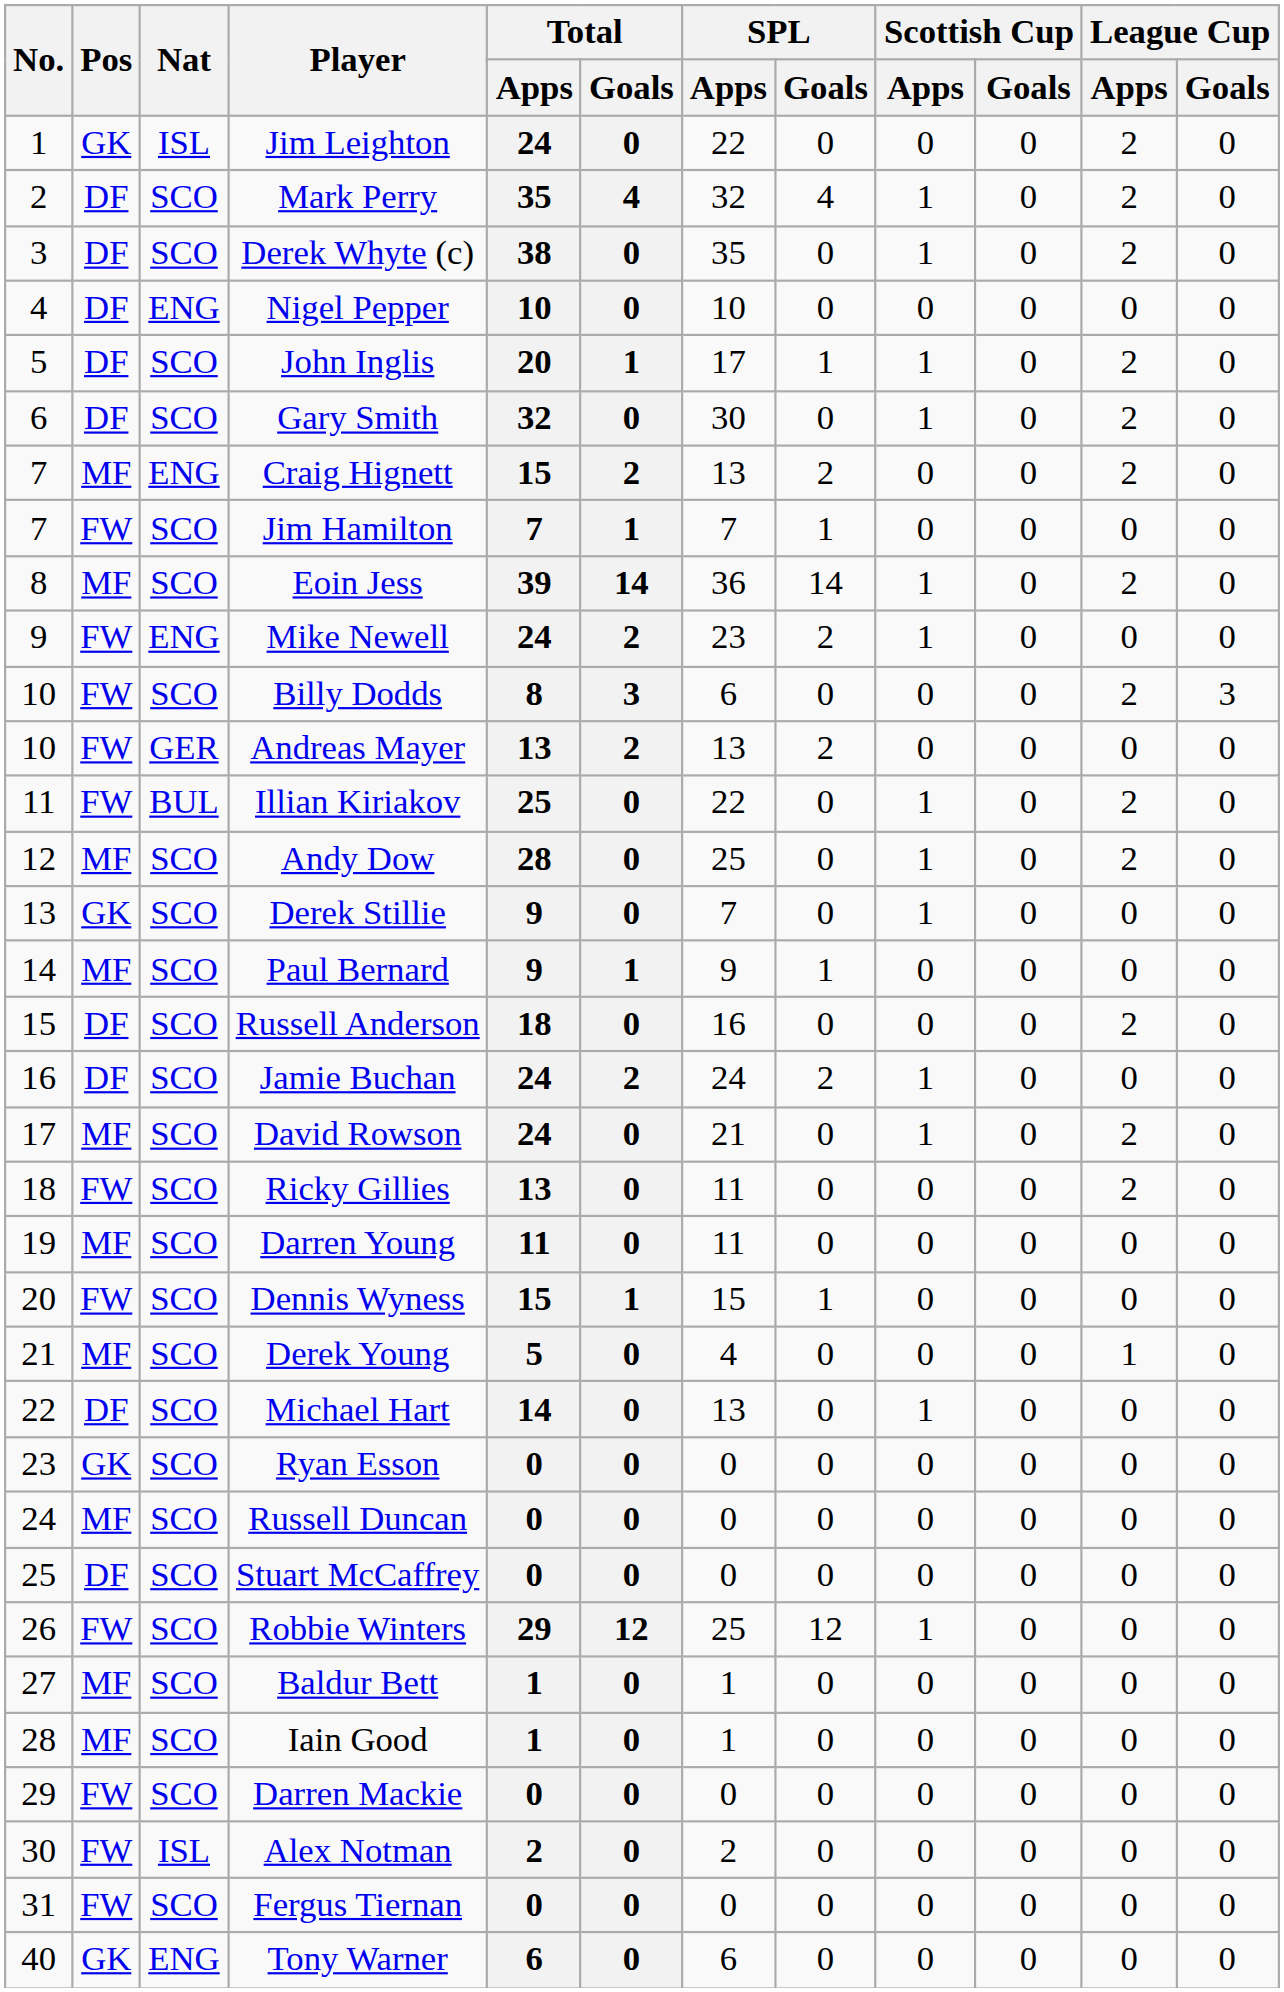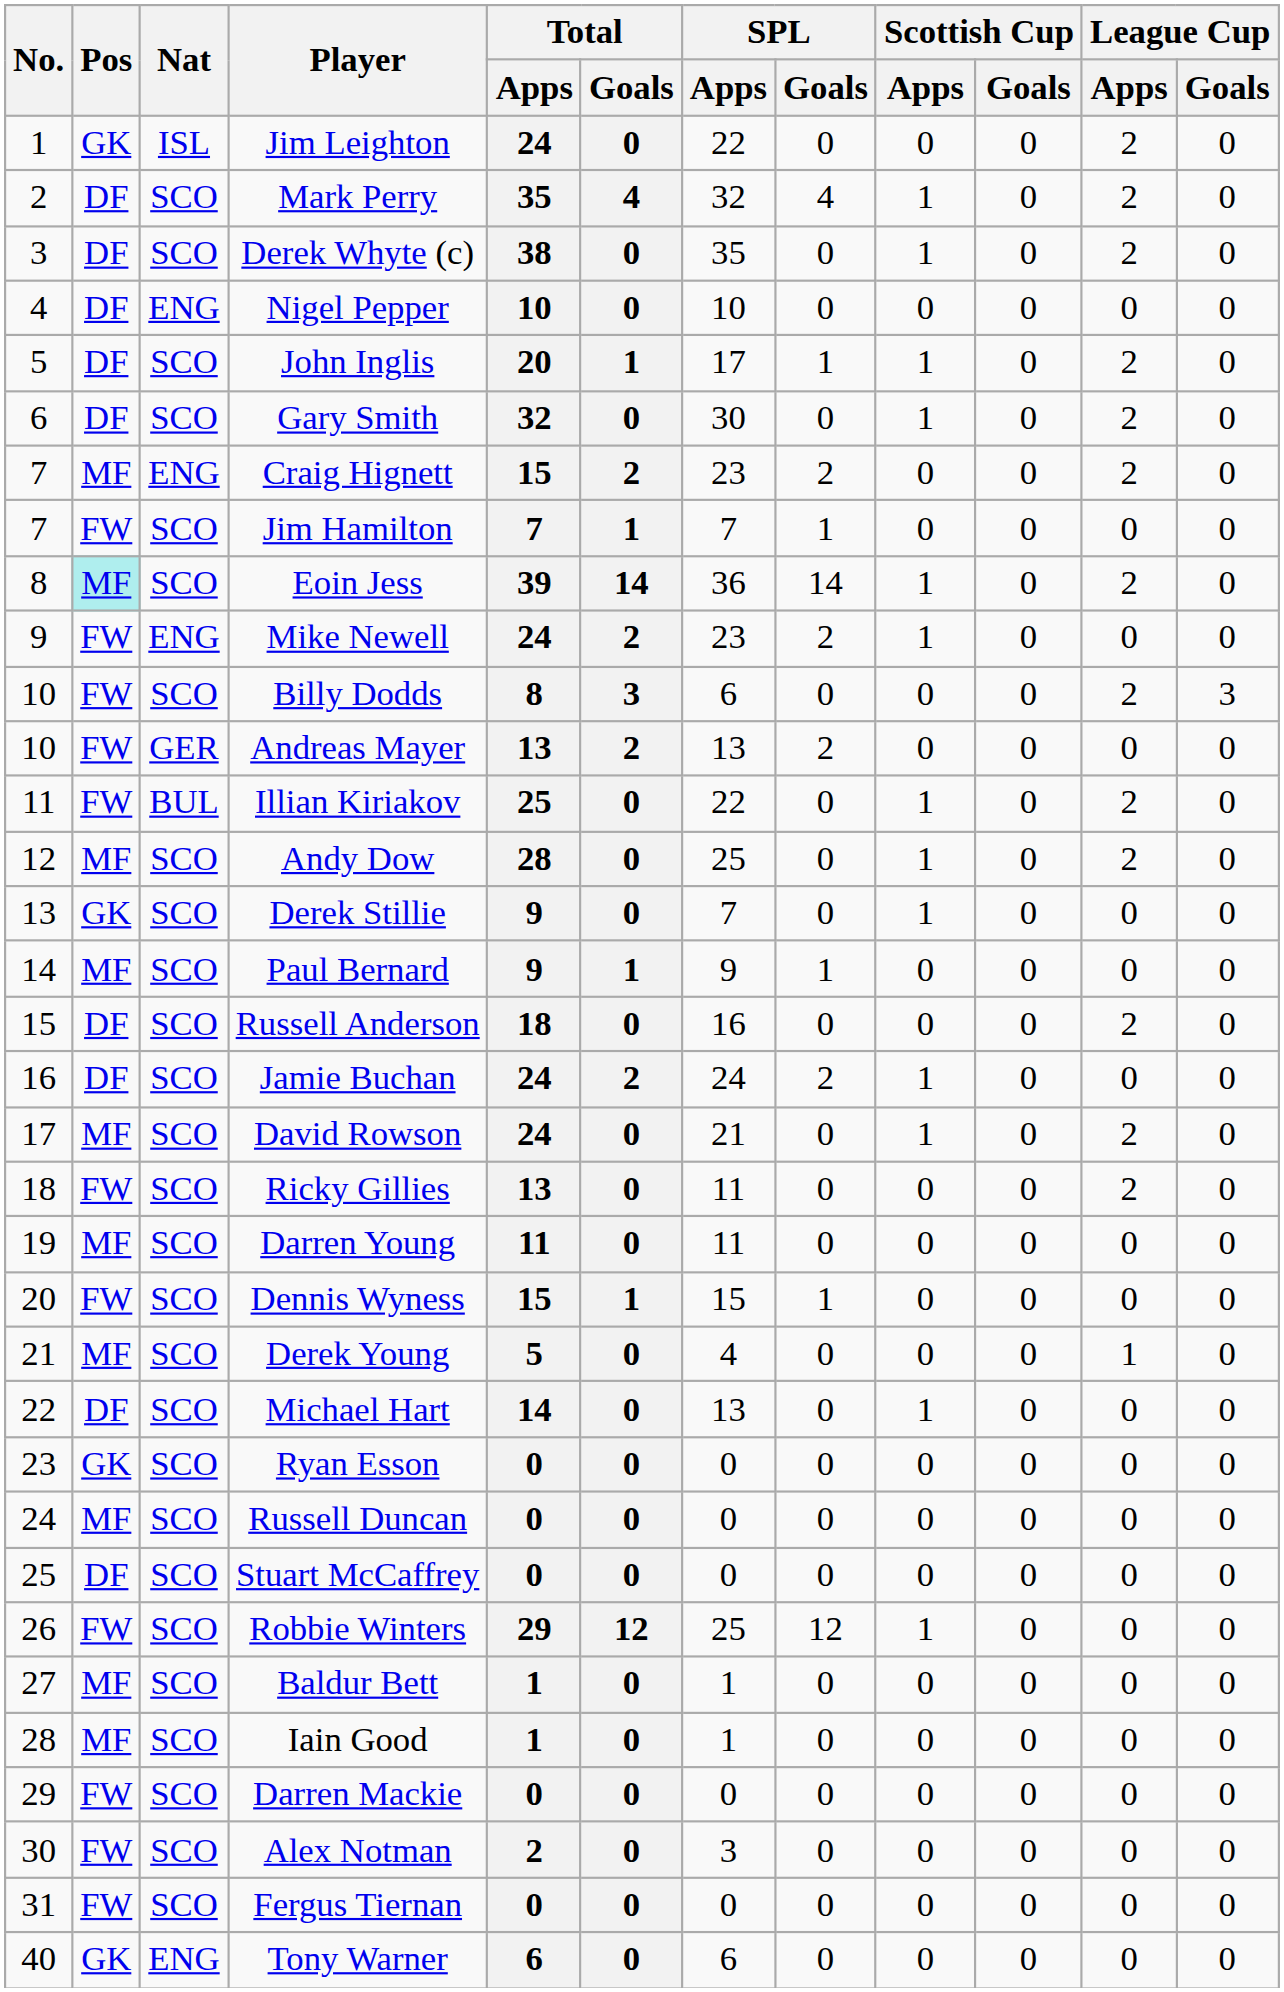(728, 472) 13 -> (728, 472) 23
(106, 582) no background -> (106, 582) paleturquoise background
(184, 1849) ISL -> (184, 1849) SCO
(728, 1849) 2 -> (728, 1849) 3
